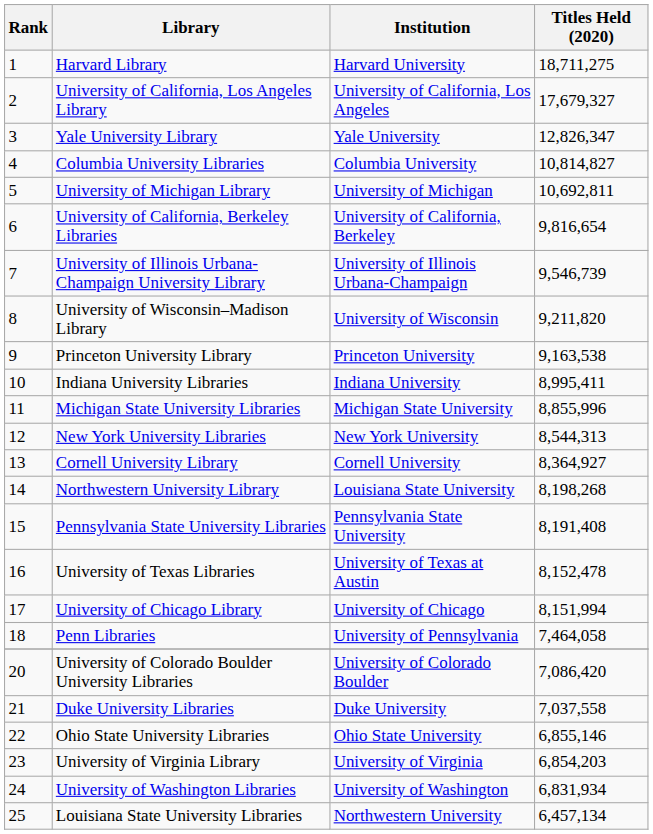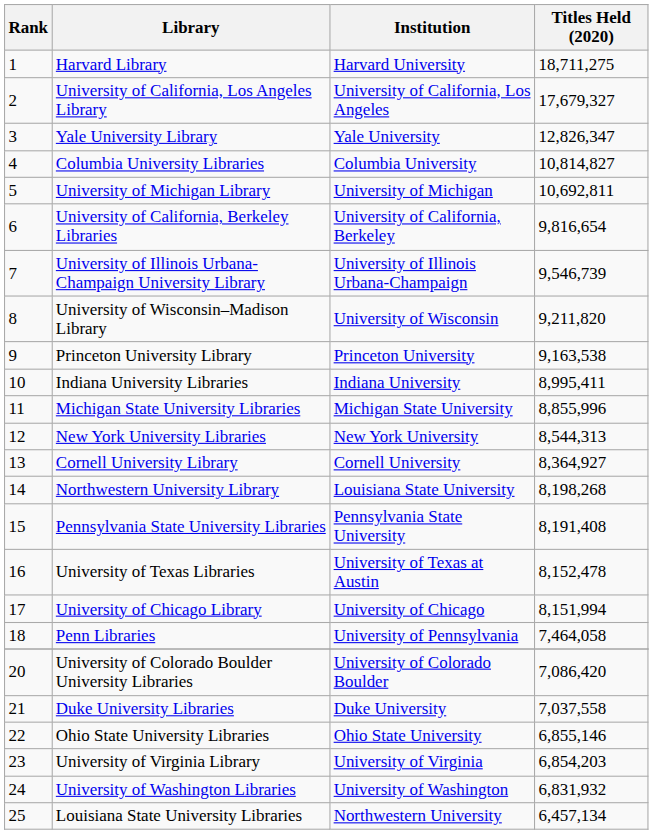(572, 789) 6,831,934 -> (572, 789) 6,831,932
